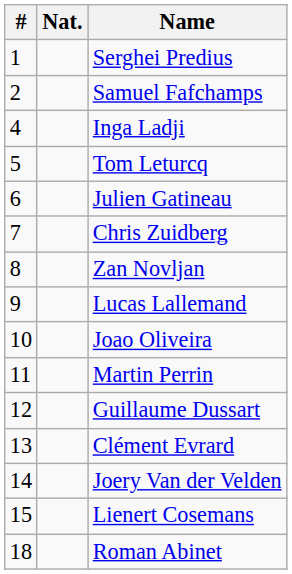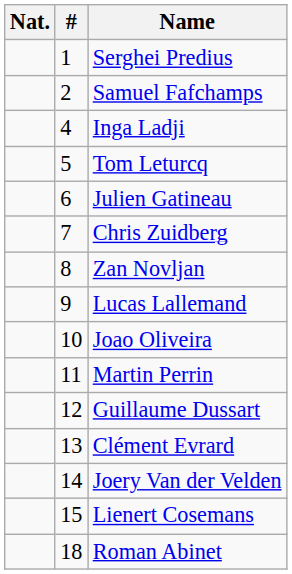columns swapped: (21, 22) <-> (62, 22)
